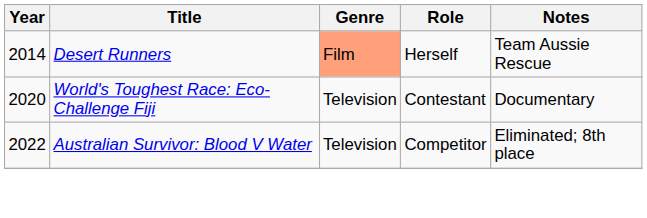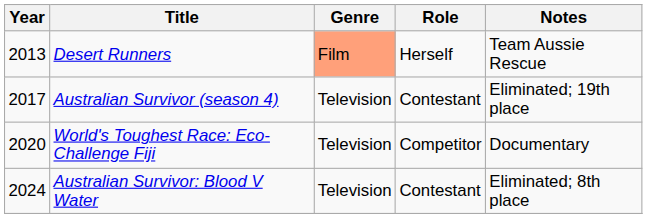(27, 53) 2014 -> (27, 53) 2013
+ row: (166, 99)
(445, 99) Contestant -> (440, 145) Competitor
(27, 145) 2022 -> (27, 190) 2024
(446, 145) Competitor -> (440, 190) Contestant
